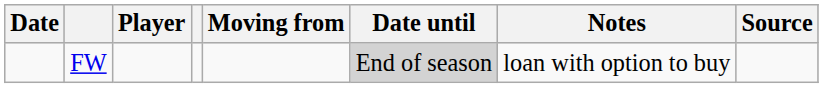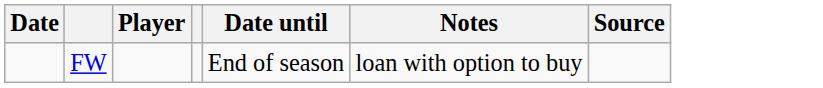- column: (276, 23)
(424, 62) lightgrey background -> (276, 62) no background
